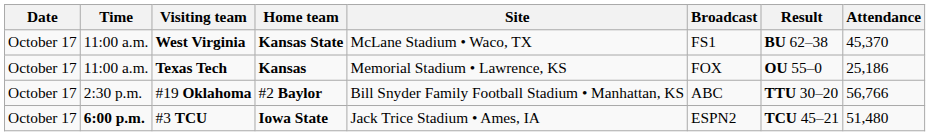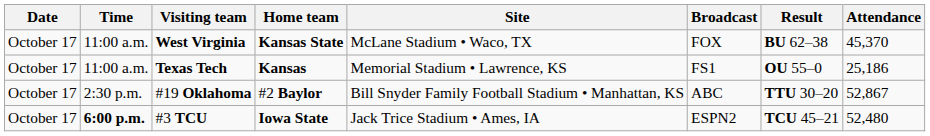(703, 42) FS1 -> (706, 42) FOX
(706, 67) FOX -> (703, 67) FS1
(867, 93) 56,766 -> (867, 93) 52,867
(867, 118) 51,480 -> (867, 118) 52,480
